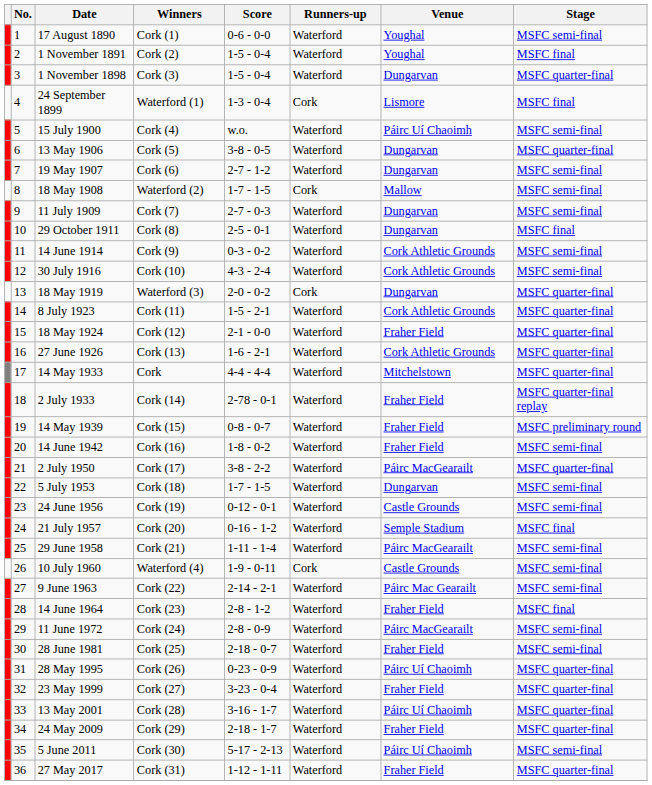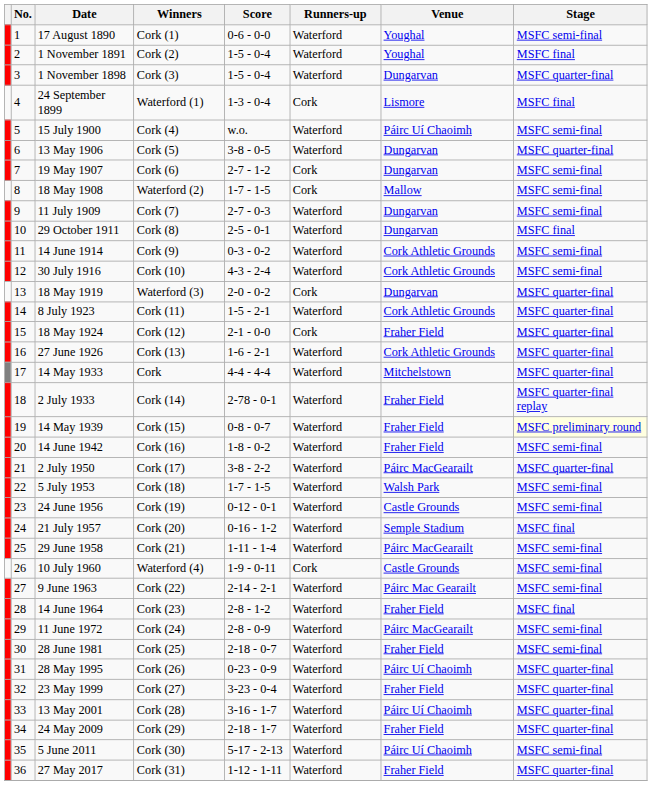(317, 170) Waterford -> (305, 170) Cork
(317, 332) Waterford -> (305, 332) Cork
(579, 427) no background -> (579, 427) lightyellow background
(411, 488) Dungarvan -> (411, 488) Walsh Park
